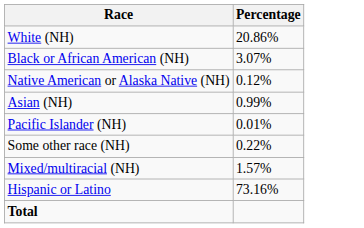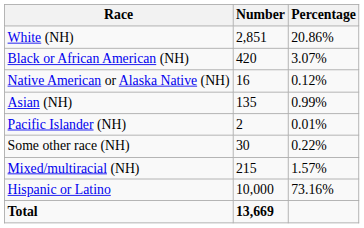+ column: (260, 15)
